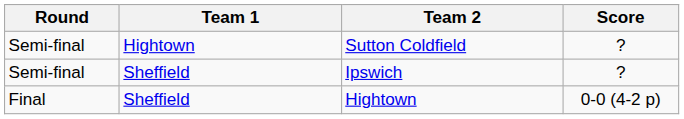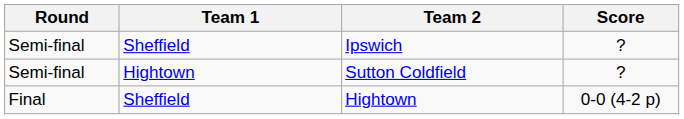rows swapped: (374, 72) <-> (406, 45)
